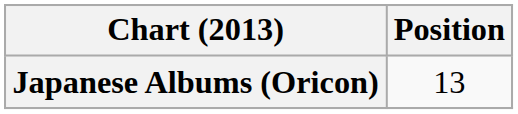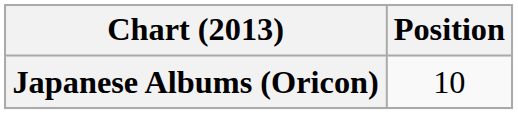(449, 81) 13 -> (449, 81) 10
